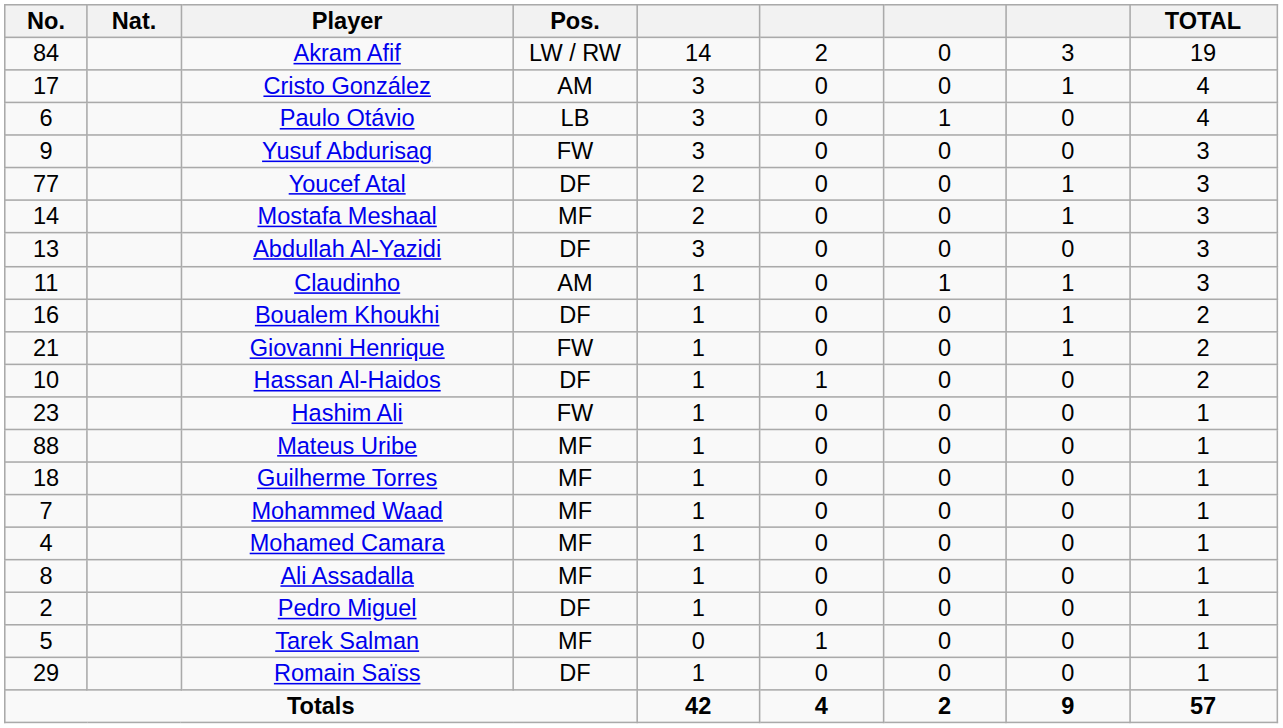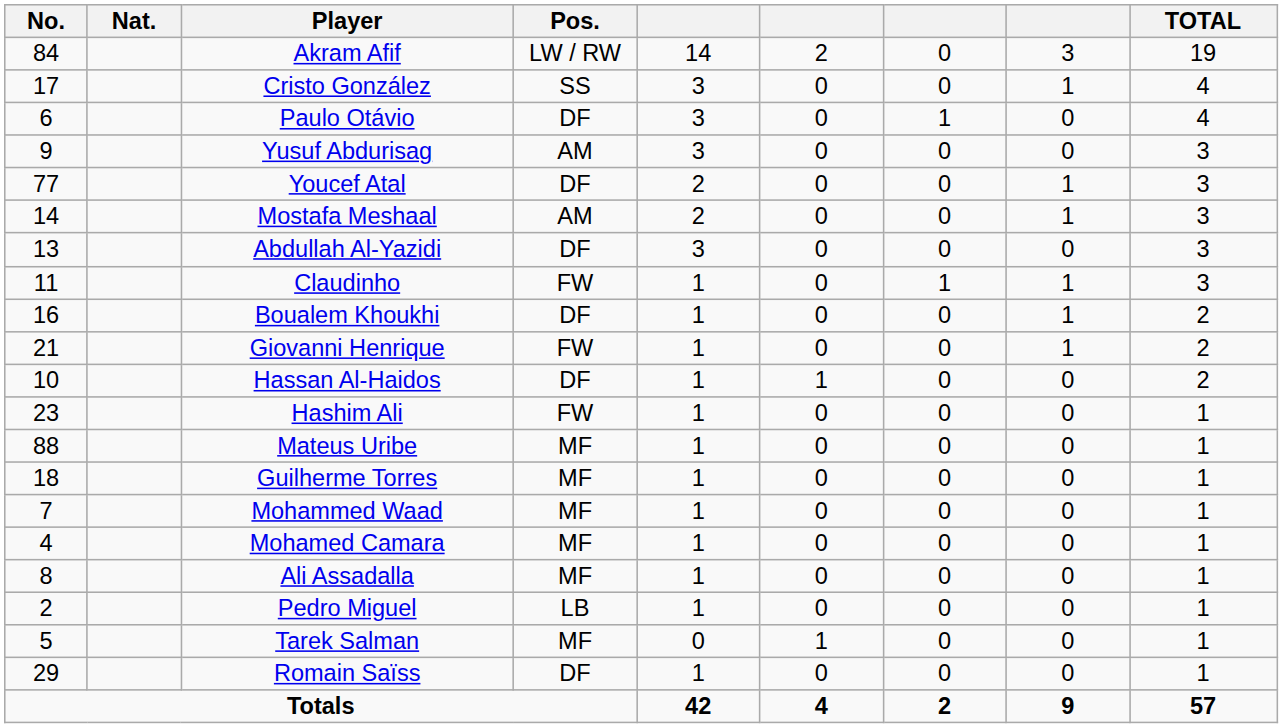(575, 86) AM -> (575, 86) SS
(575, 118) LB -> (575, 118) DF
(575, 151) FW -> (575, 151) AM
(575, 216) MF -> (575, 216) AM
(575, 282) AM -> (575, 282) FW
(575, 608) DF -> (575, 608) LB
